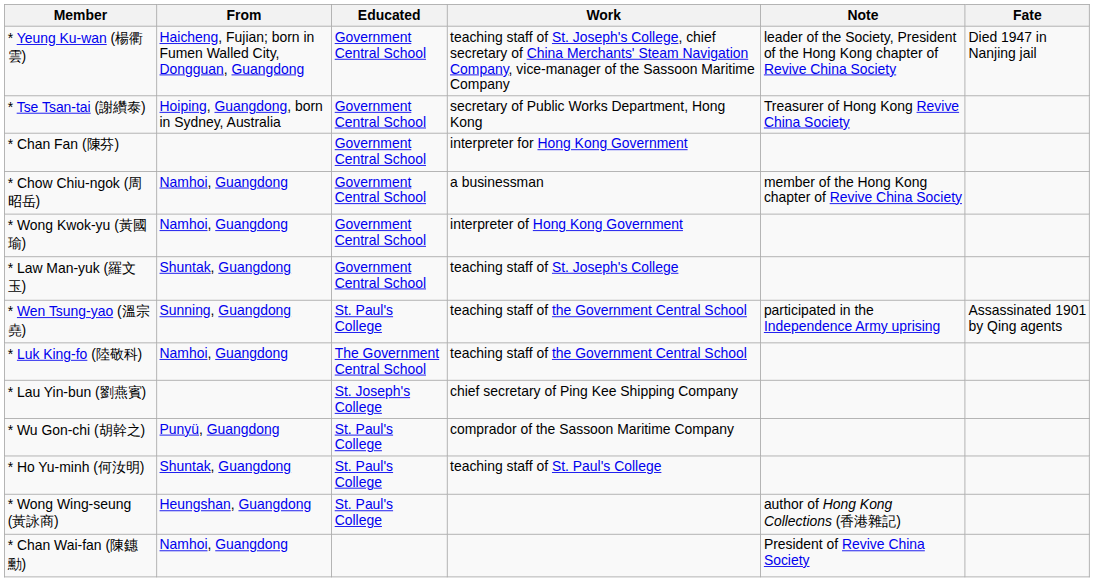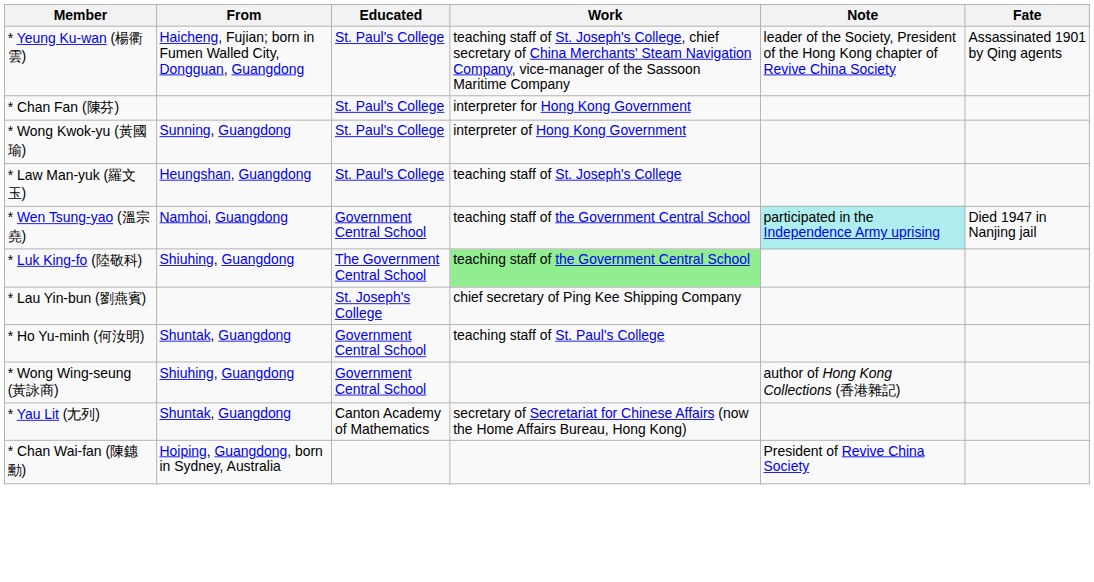(380, 45) Government Central School -> (390, 37) St. Paul's College
(1008, 45) Died 1947 in Nanjing jail -> (1027, 45) Assassinated 1901 by Qing agents
- row: (77, 107)
(380, 152) Government Central School -> (390, 106) St. Paul's College
- row: (75, 192)
(224, 225) Namhoi, Guangdong -> (225, 131) Sunning, Guangdong
(380, 232) Government Central School -> (390, 131) St. Paul's College
(225, 268) Shuntak, Guangdong -> (235, 174) Heungshan, Guangdong
(380, 275) Government Central School -> (390, 174) St. Paul's College
(225, 311) Sunning, Guangdong -> (224, 217) Namhoi, Guangdong
(364, 318) St. Paul's College -> (381, 225) Government Central School
(852, 318) no background -> (852, 225) paleturquoise background
(1027, 318) Assassinated 1901 by Qing agents -> (1008, 225) Died 1947 in Nanjing jail
(224, 353) Namhoi, Guangdong -> (227, 260) Shiuhing, Guangdong
(598, 353) no background -> (602, 260) lightgreen background
- row: (76, 430)
(364, 475) St. Paul's College -> (381, 343) Government Central School
(235, 504) Heungshan, Guangdong -> (227, 373) Shiuhing, Guangdong
(364, 512) St. Paul's College -> (381, 381) Government Central School
+ row: (54, 414)
(224, 545) Namhoi, Guangdong -> (241, 459) Hoiping, Guangdong, born in Sydney, Australia
